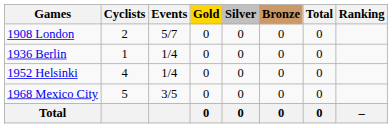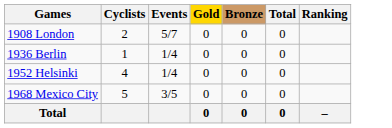- column: (241, 14)
